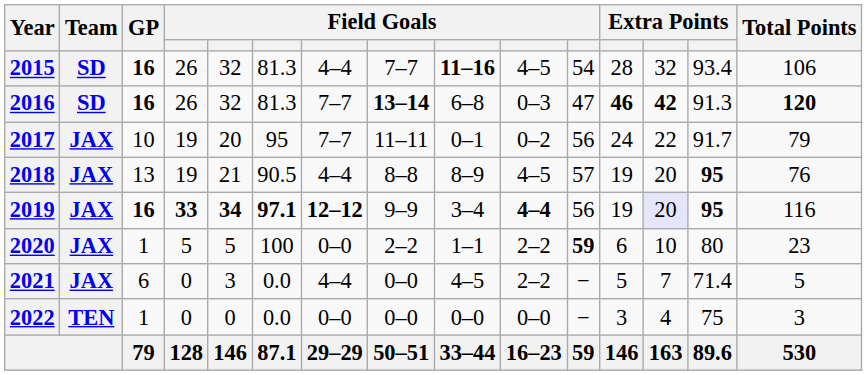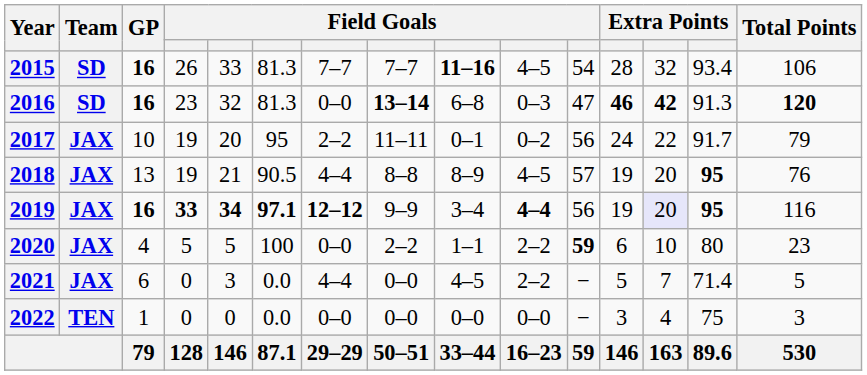(230, 68) 32 -> (230, 68) 33
(335, 68) 4–4 -> (335, 68) 7–7
(186, 103) 26 -> (186, 103) 23
(335, 103) 7–7 -> (335, 103) 0–0
(335, 139) 7–7 -> (335, 139) 2–2
(144, 245) 1 -> (144, 245) 4
